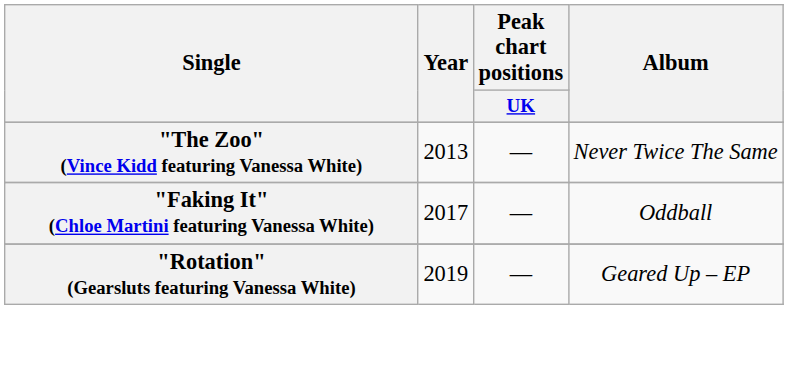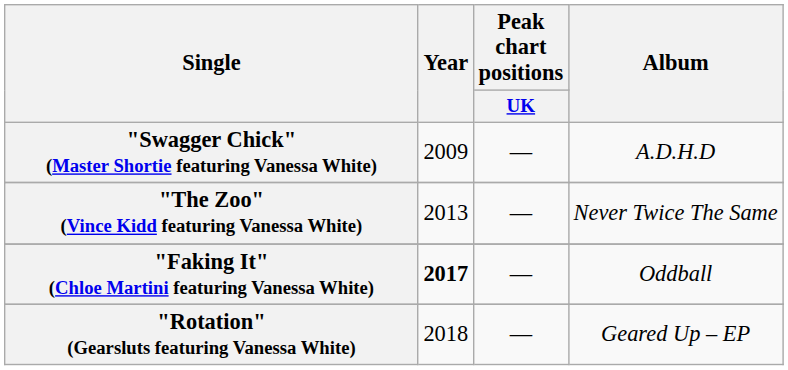+ row: (211, 152)
(446, 212) normal -> (446, 273) bold
(446, 273) 2019 -> (446, 334) 2018
